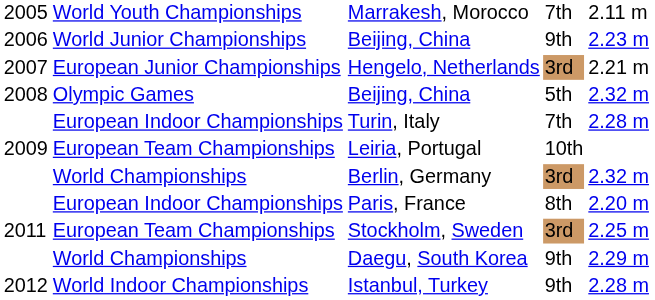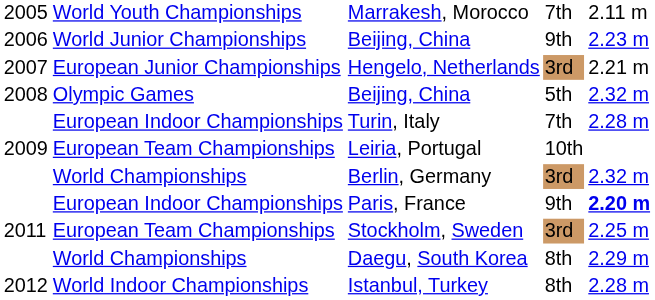(559, 203) 8th -> (559, 203) 9th
(619, 203) normal -> (619, 203) bold
(559, 258) 9th -> (559, 258) 8th
(559, 285) 9th -> (559, 285) 8th
